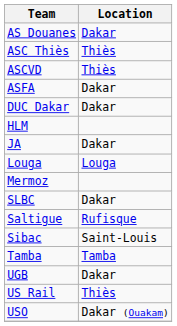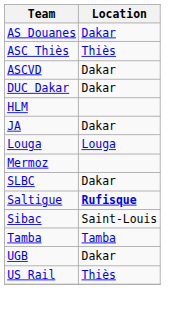(99, 70) Thiès -> (99, 70) Dakar
- row: (21, 88)
(109, 219) normal -> (109, 200) bold
- row: (17, 312)
